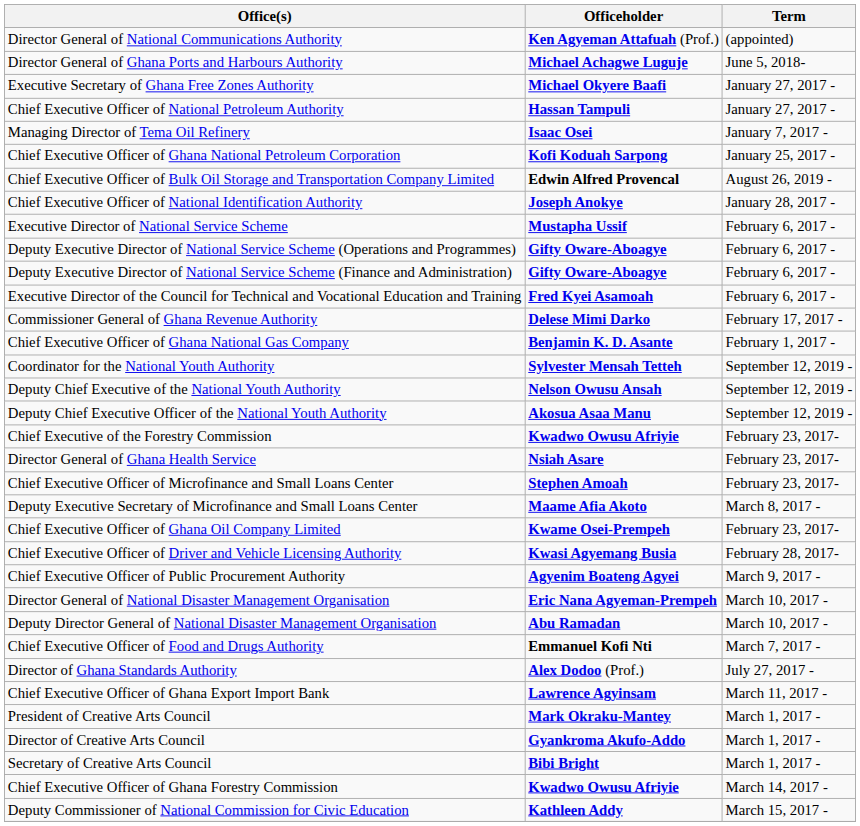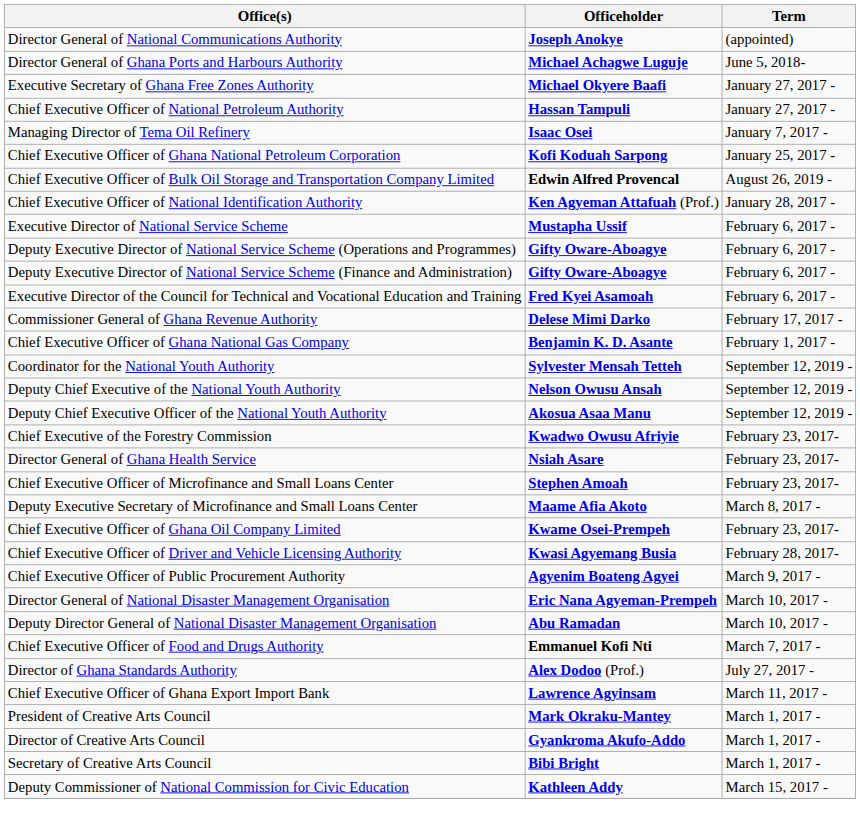(624, 39) Ken Agyeman Attafuah (Prof.) -> (576, 39) Joseph Anokye
(576, 202) Joseph Anokye -> (624, 202) Ken Agyeman Attafuah (Prof.)
- row: (173, 786)
